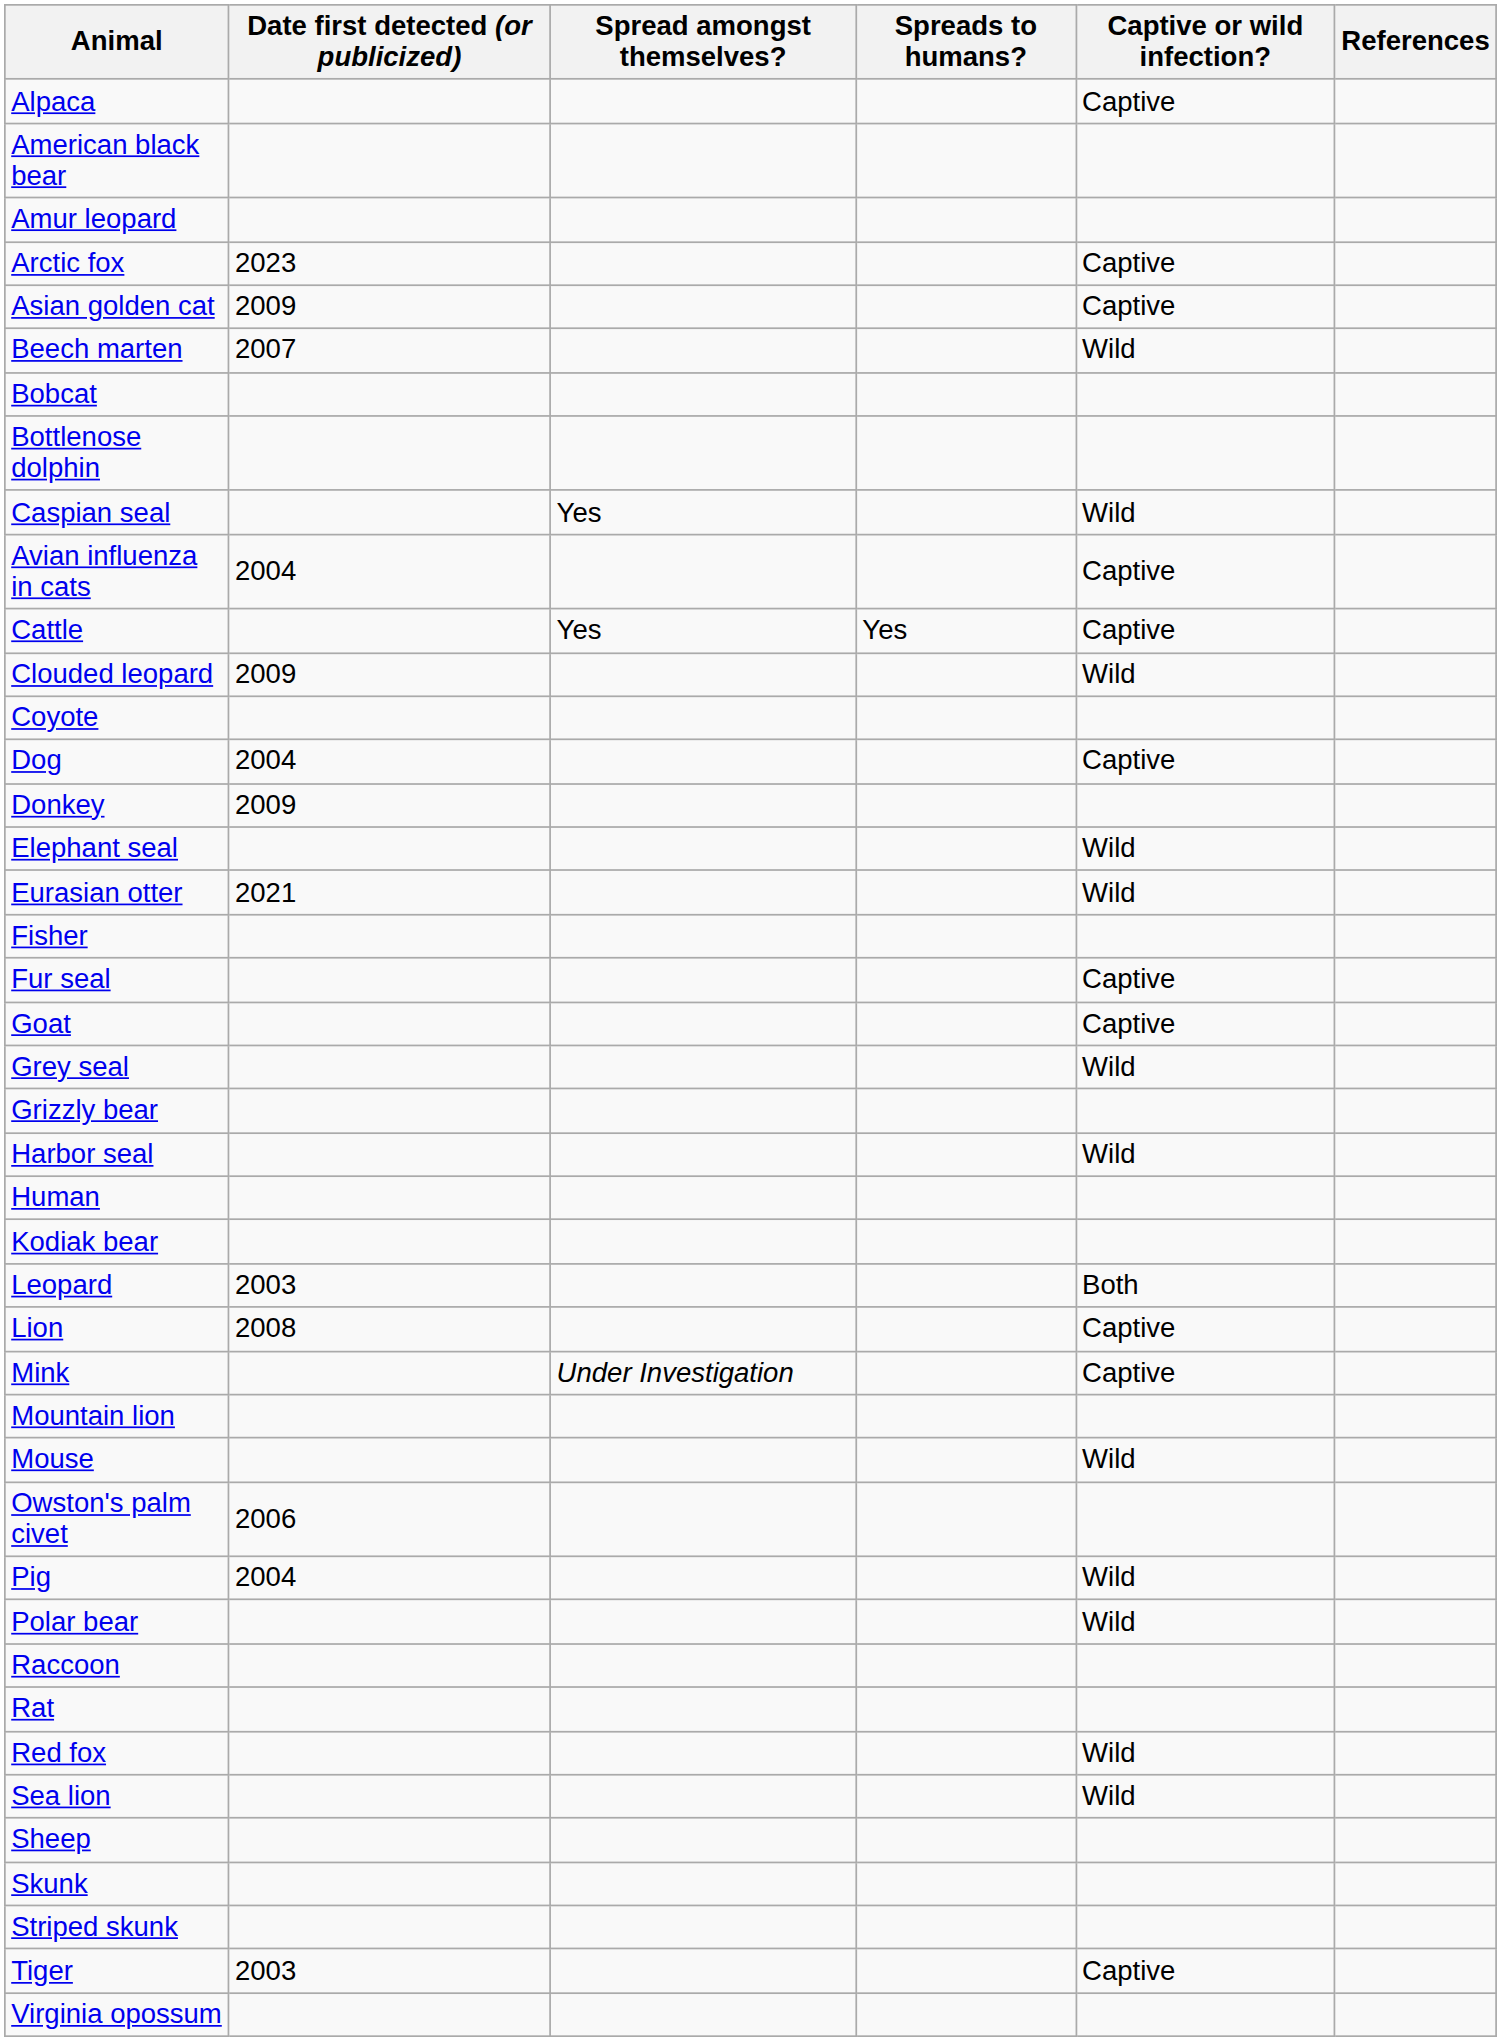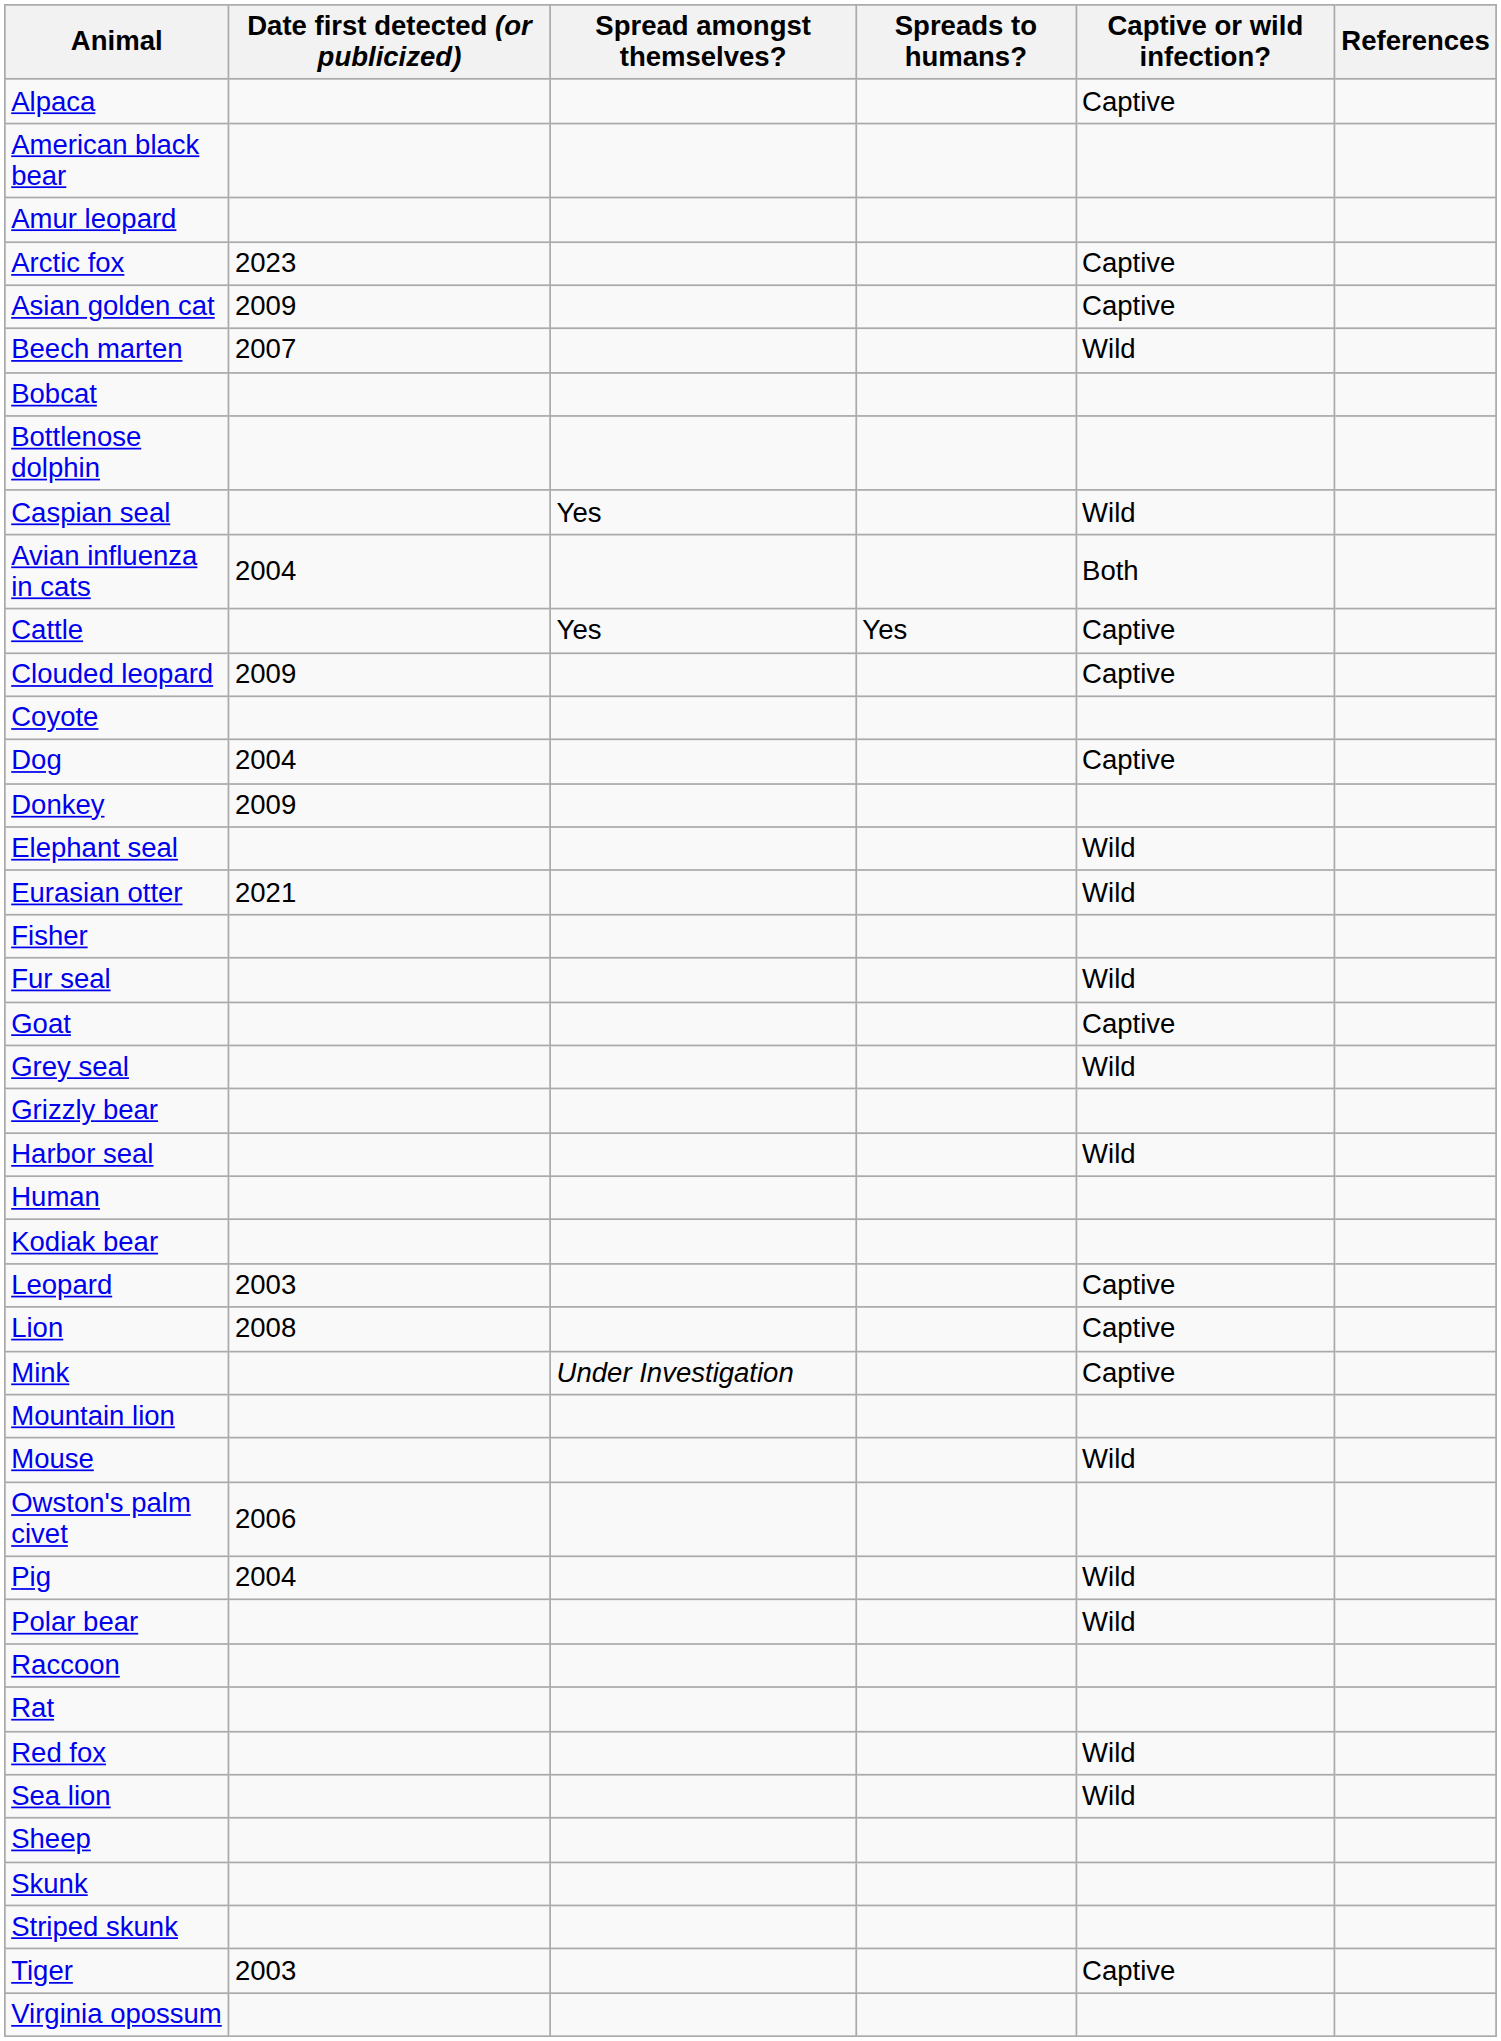(1129, 571) Captive -> (1110, 571) Both
(1109, 673) Wild -> (1129, 673) Captive
(1129, 979) Captive -> (1109, 979) Wild
(1110, 1284) Both -> (1129, 1284) Captive
